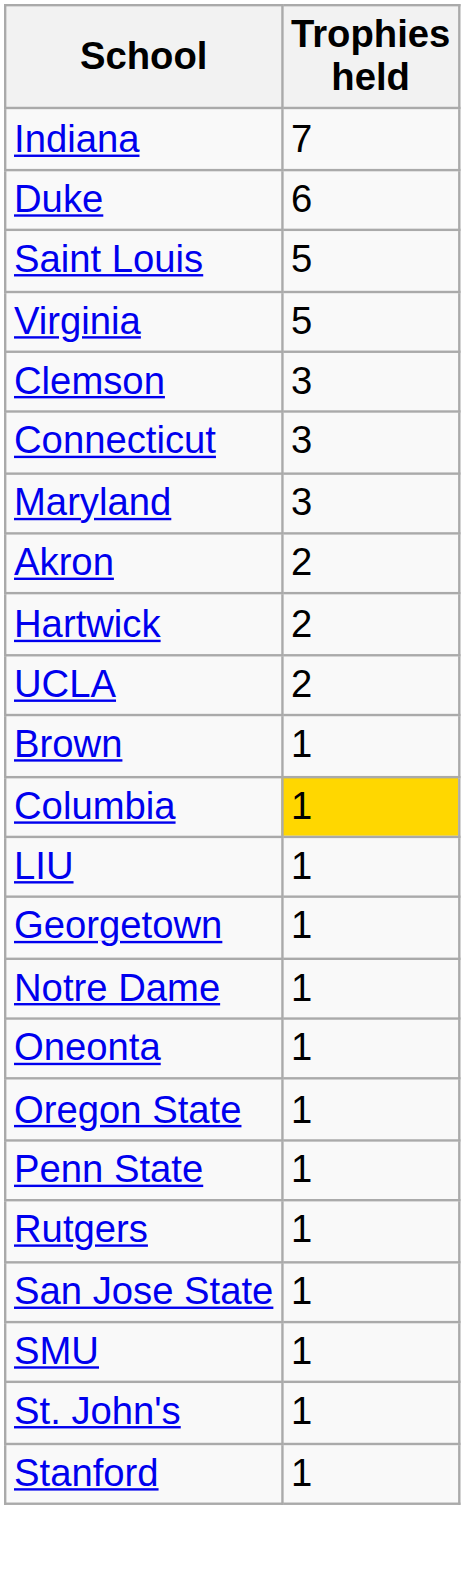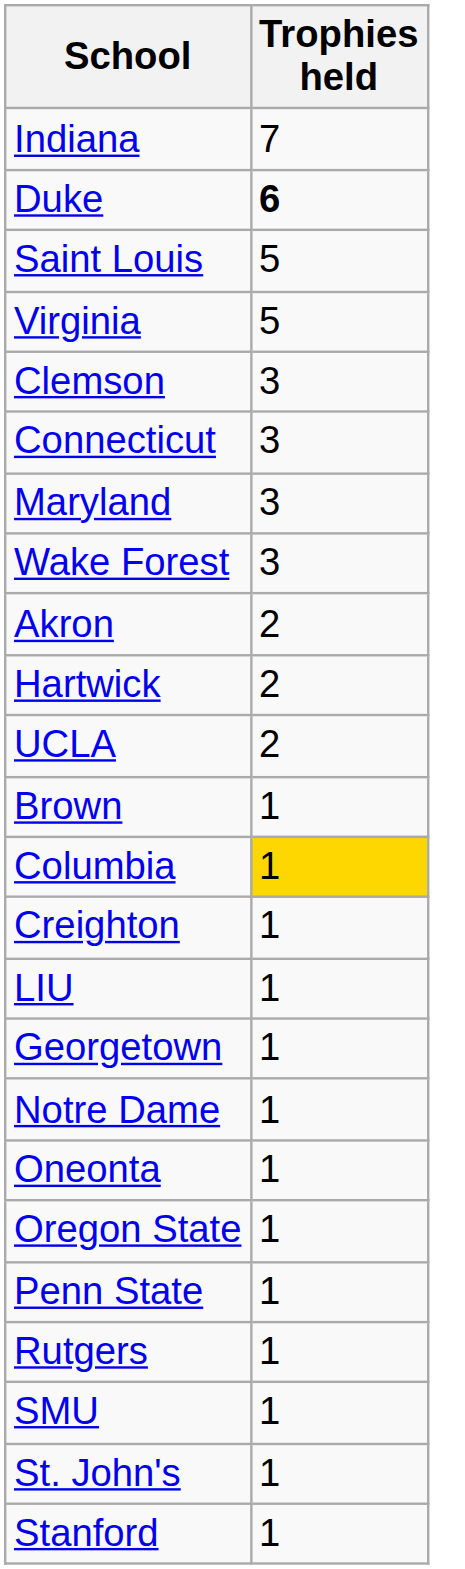(302, 199) normal -> (270, 199) bold
+ row: (122, 563)
+ row: (97, 926)
- row: (144, 1290)
